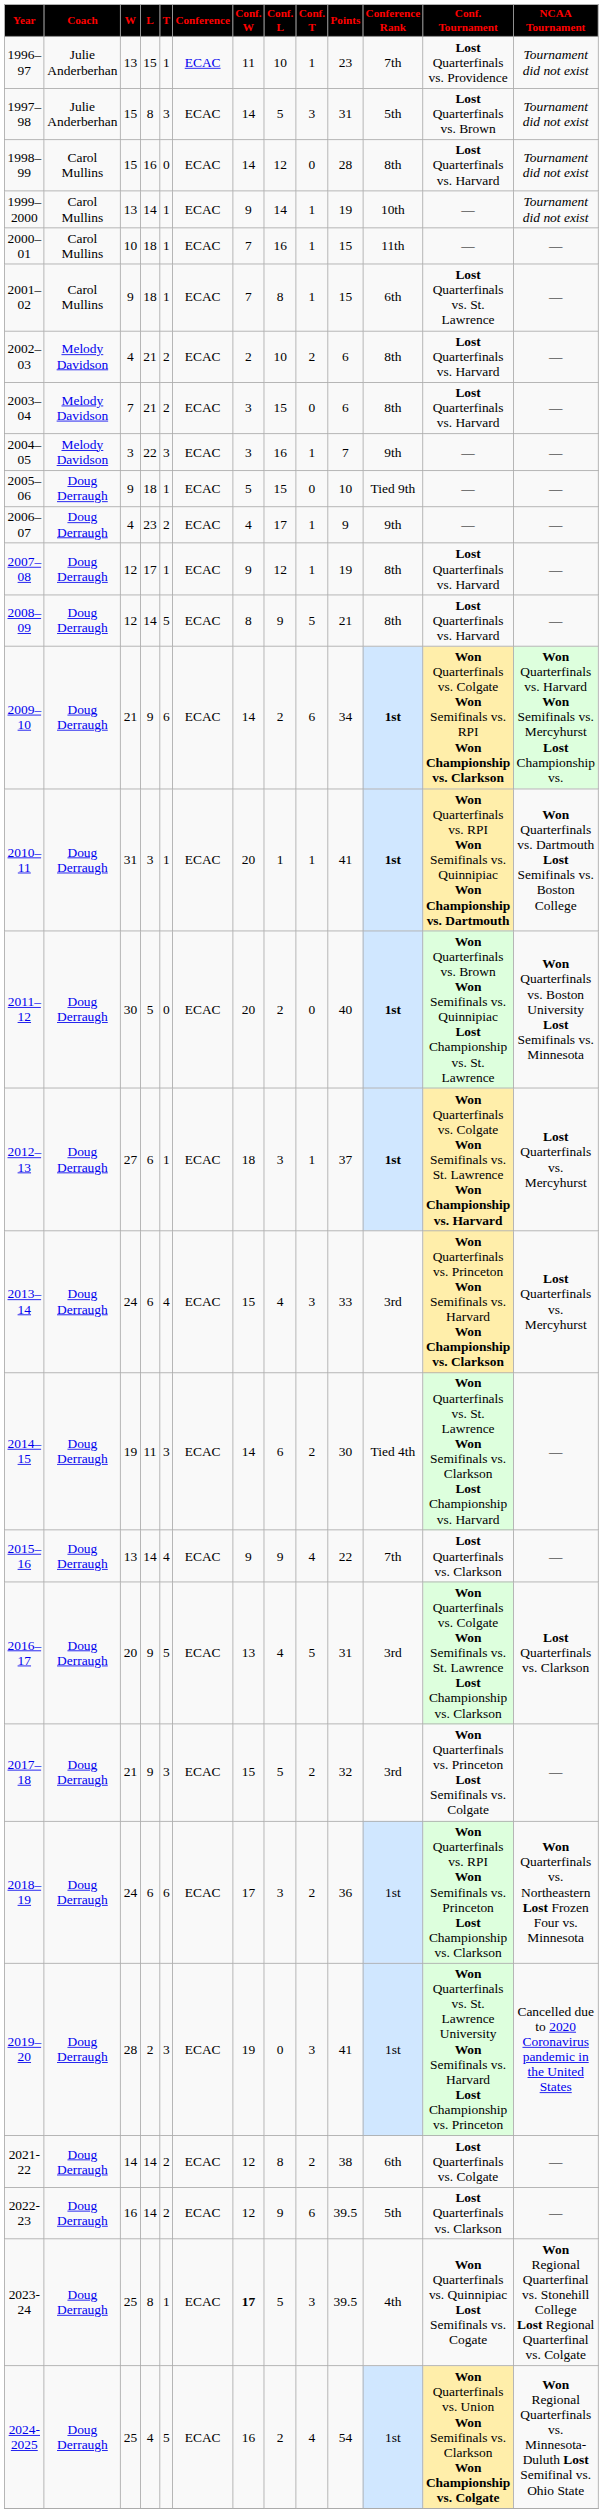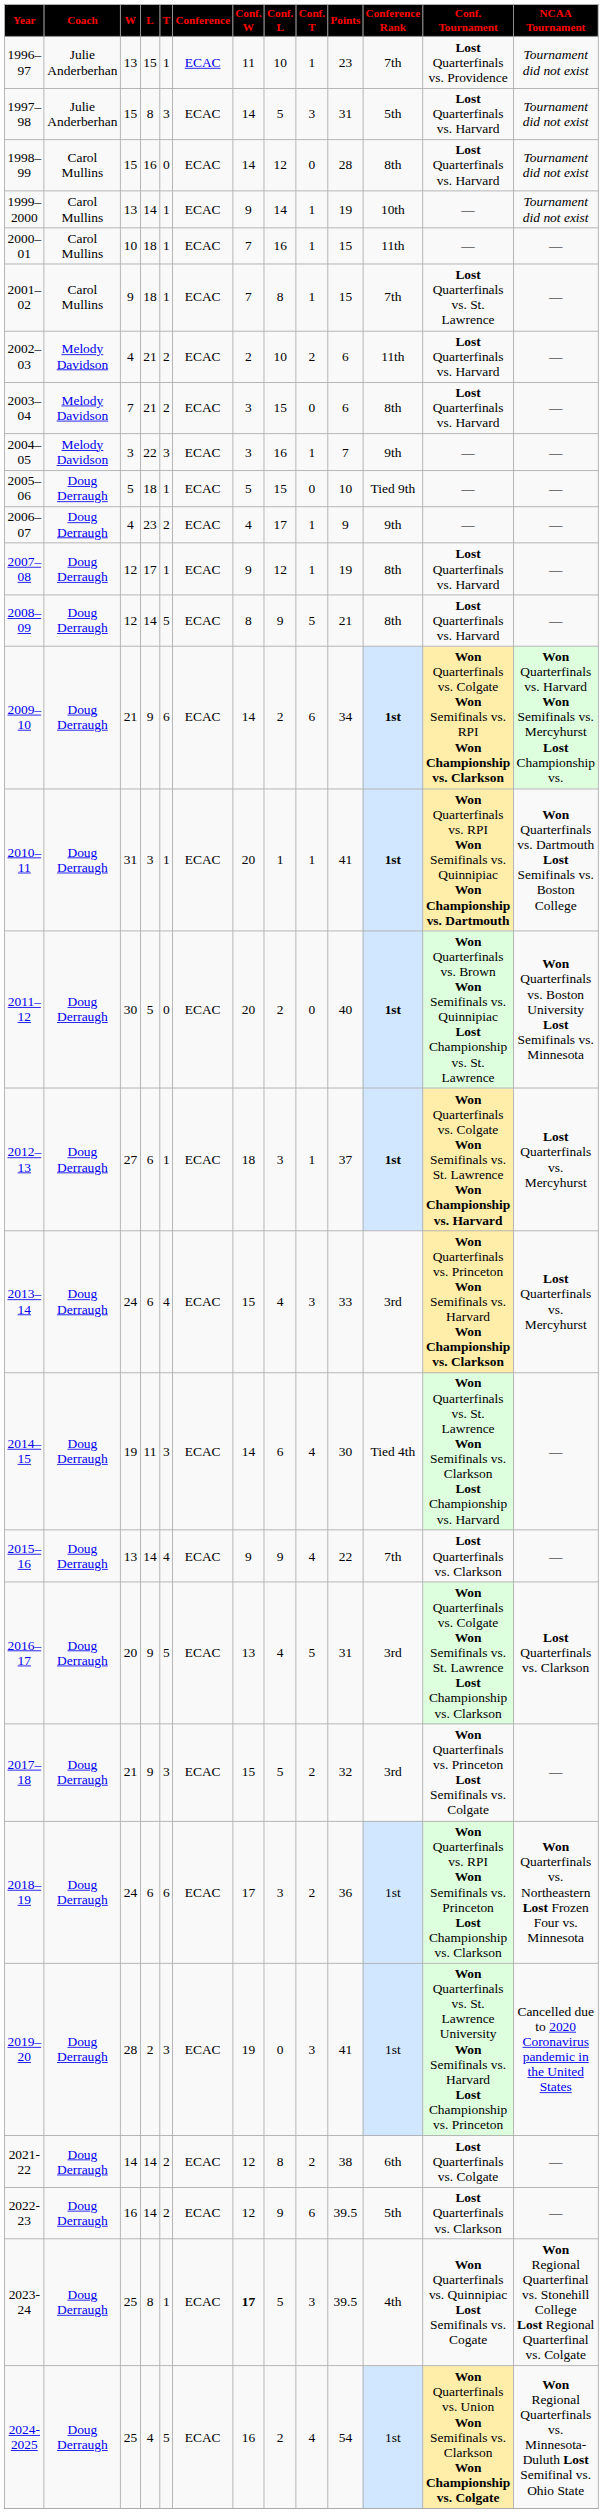(468, 114) Lost Quarterfinals vs. Brown -> (468, 114) Lost Quarterfinals vs. Harvard
(393, 297) 6th -> (393, 297) 7th
(393, 356) 8th -> (393, 356) 11th
(130, 488) 9 -> (130, 488) 5
(312, 1451) 2 -> (312, 1451) 4
